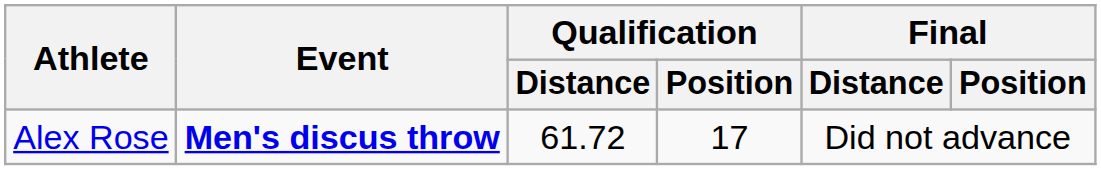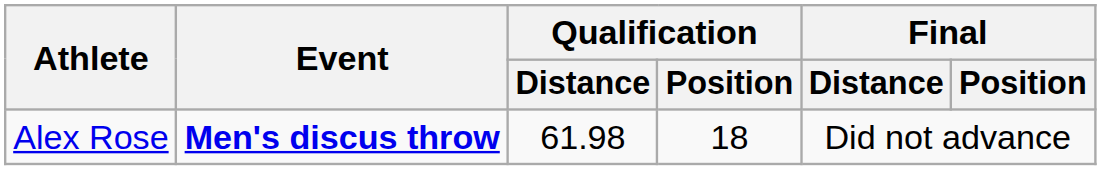(583, 137) 61.72 -> (583, 137) 61.98
(730, 137) 17 -> (730, 137) 18
